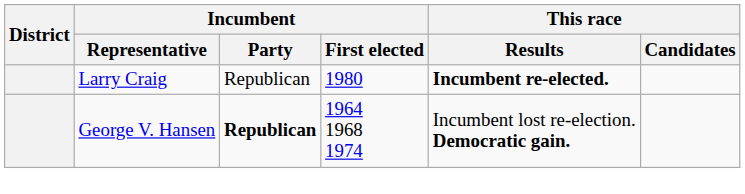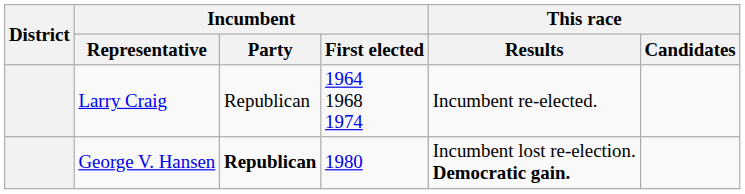(344, 79) 1980 -> (344, 100) 1964 1968 1974
(521, 79) bold -> (515, 100) normal
(344, 130) 1964 1968 1974 -> (344, 162) 1980
